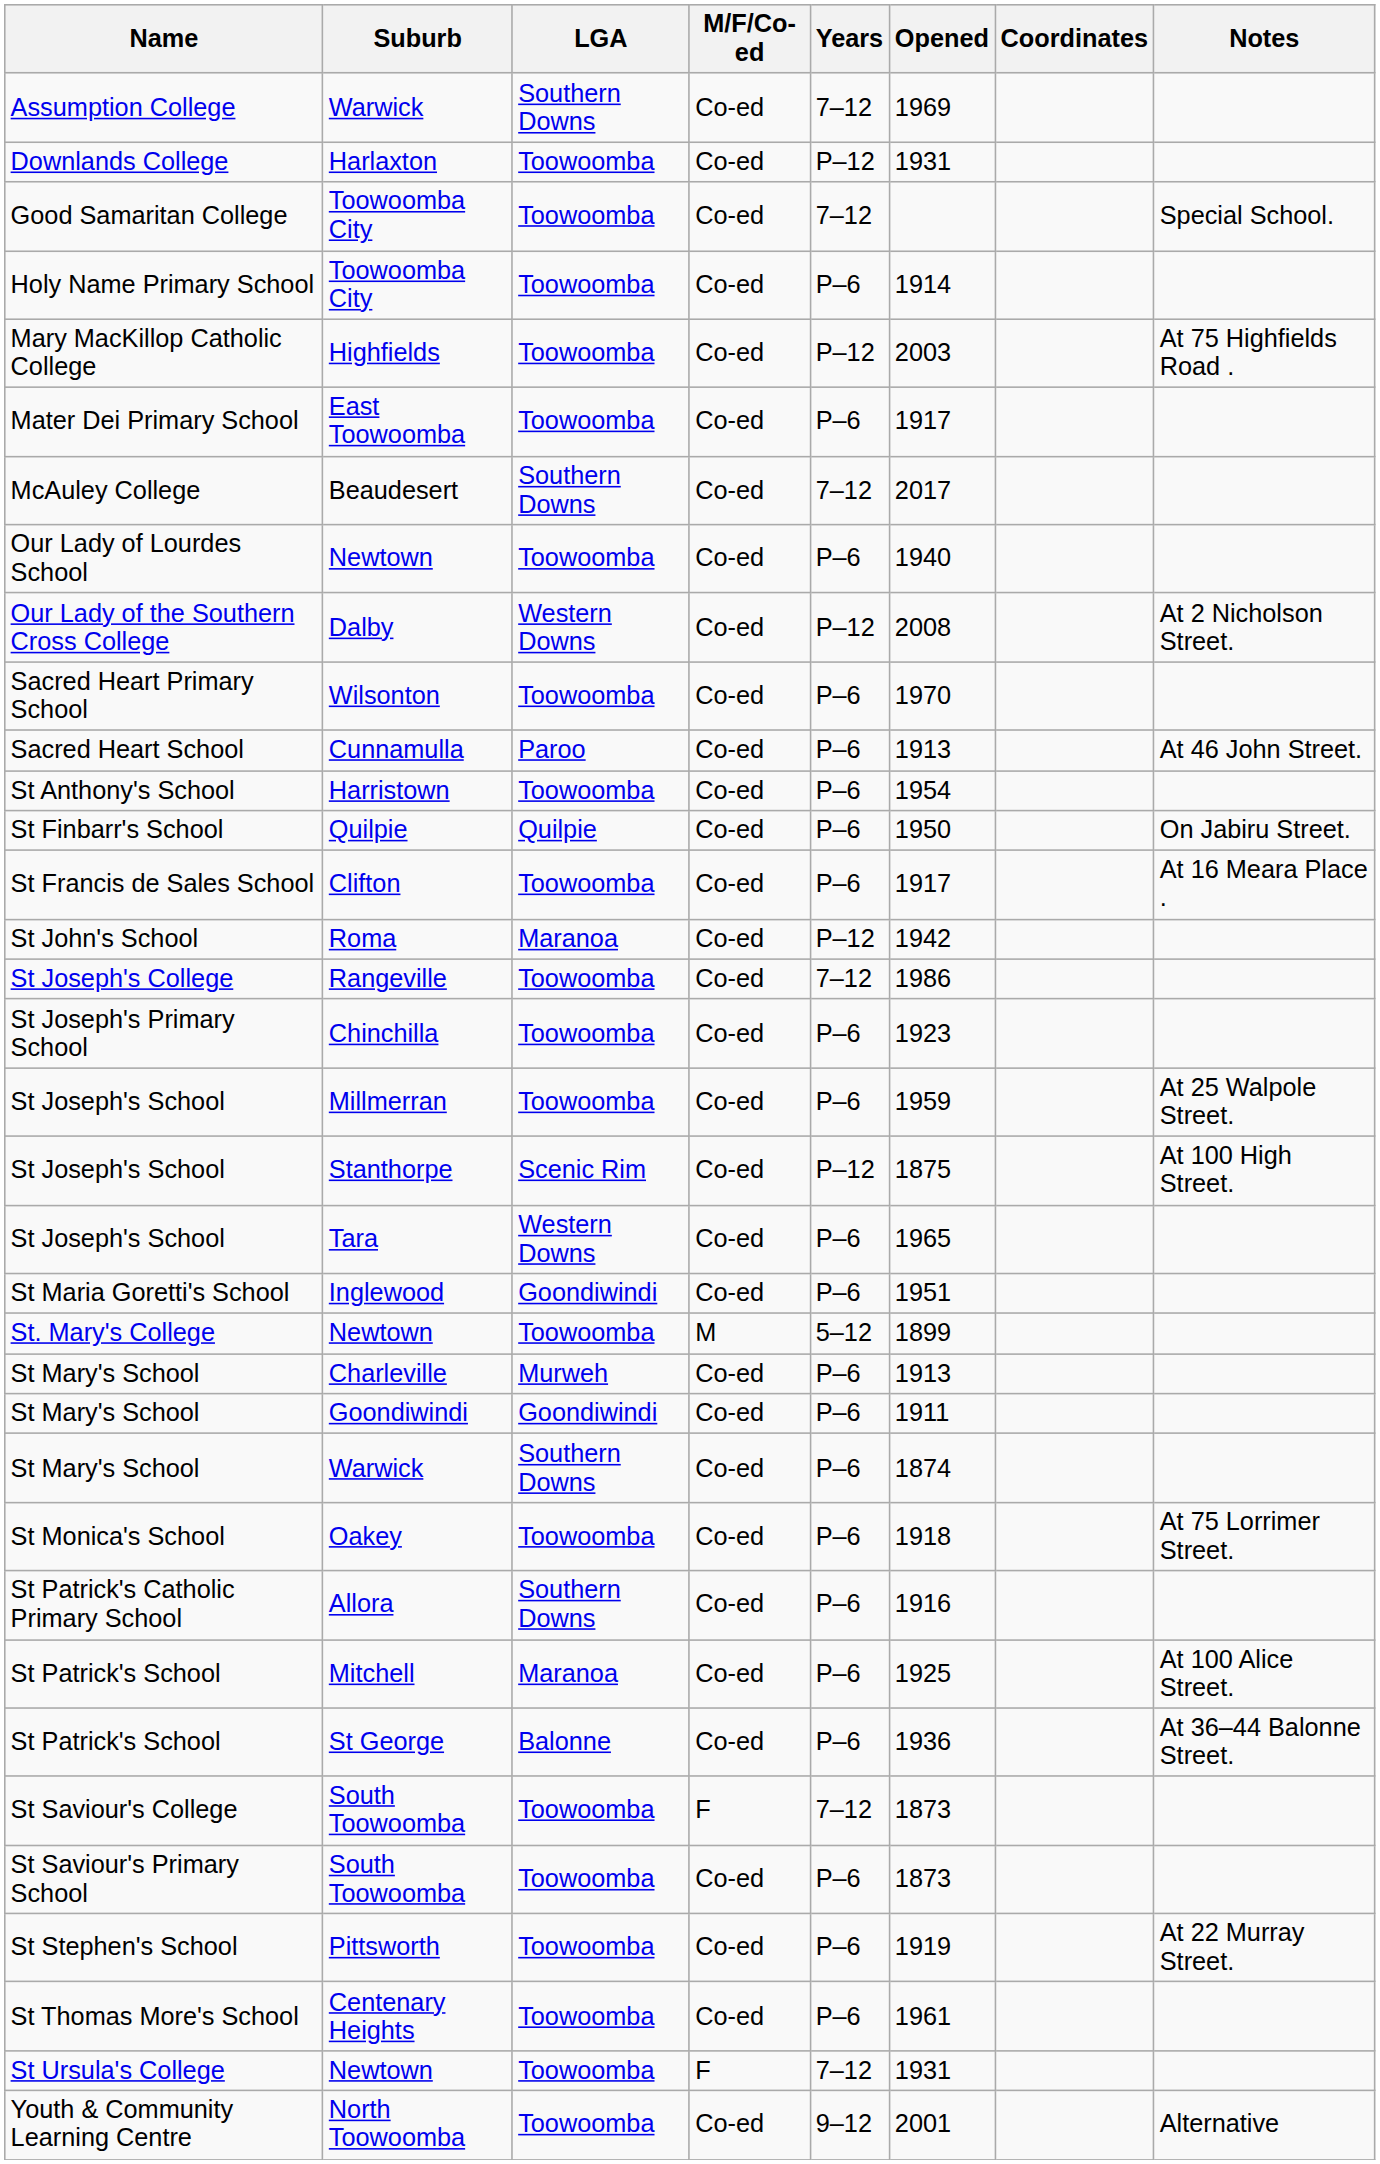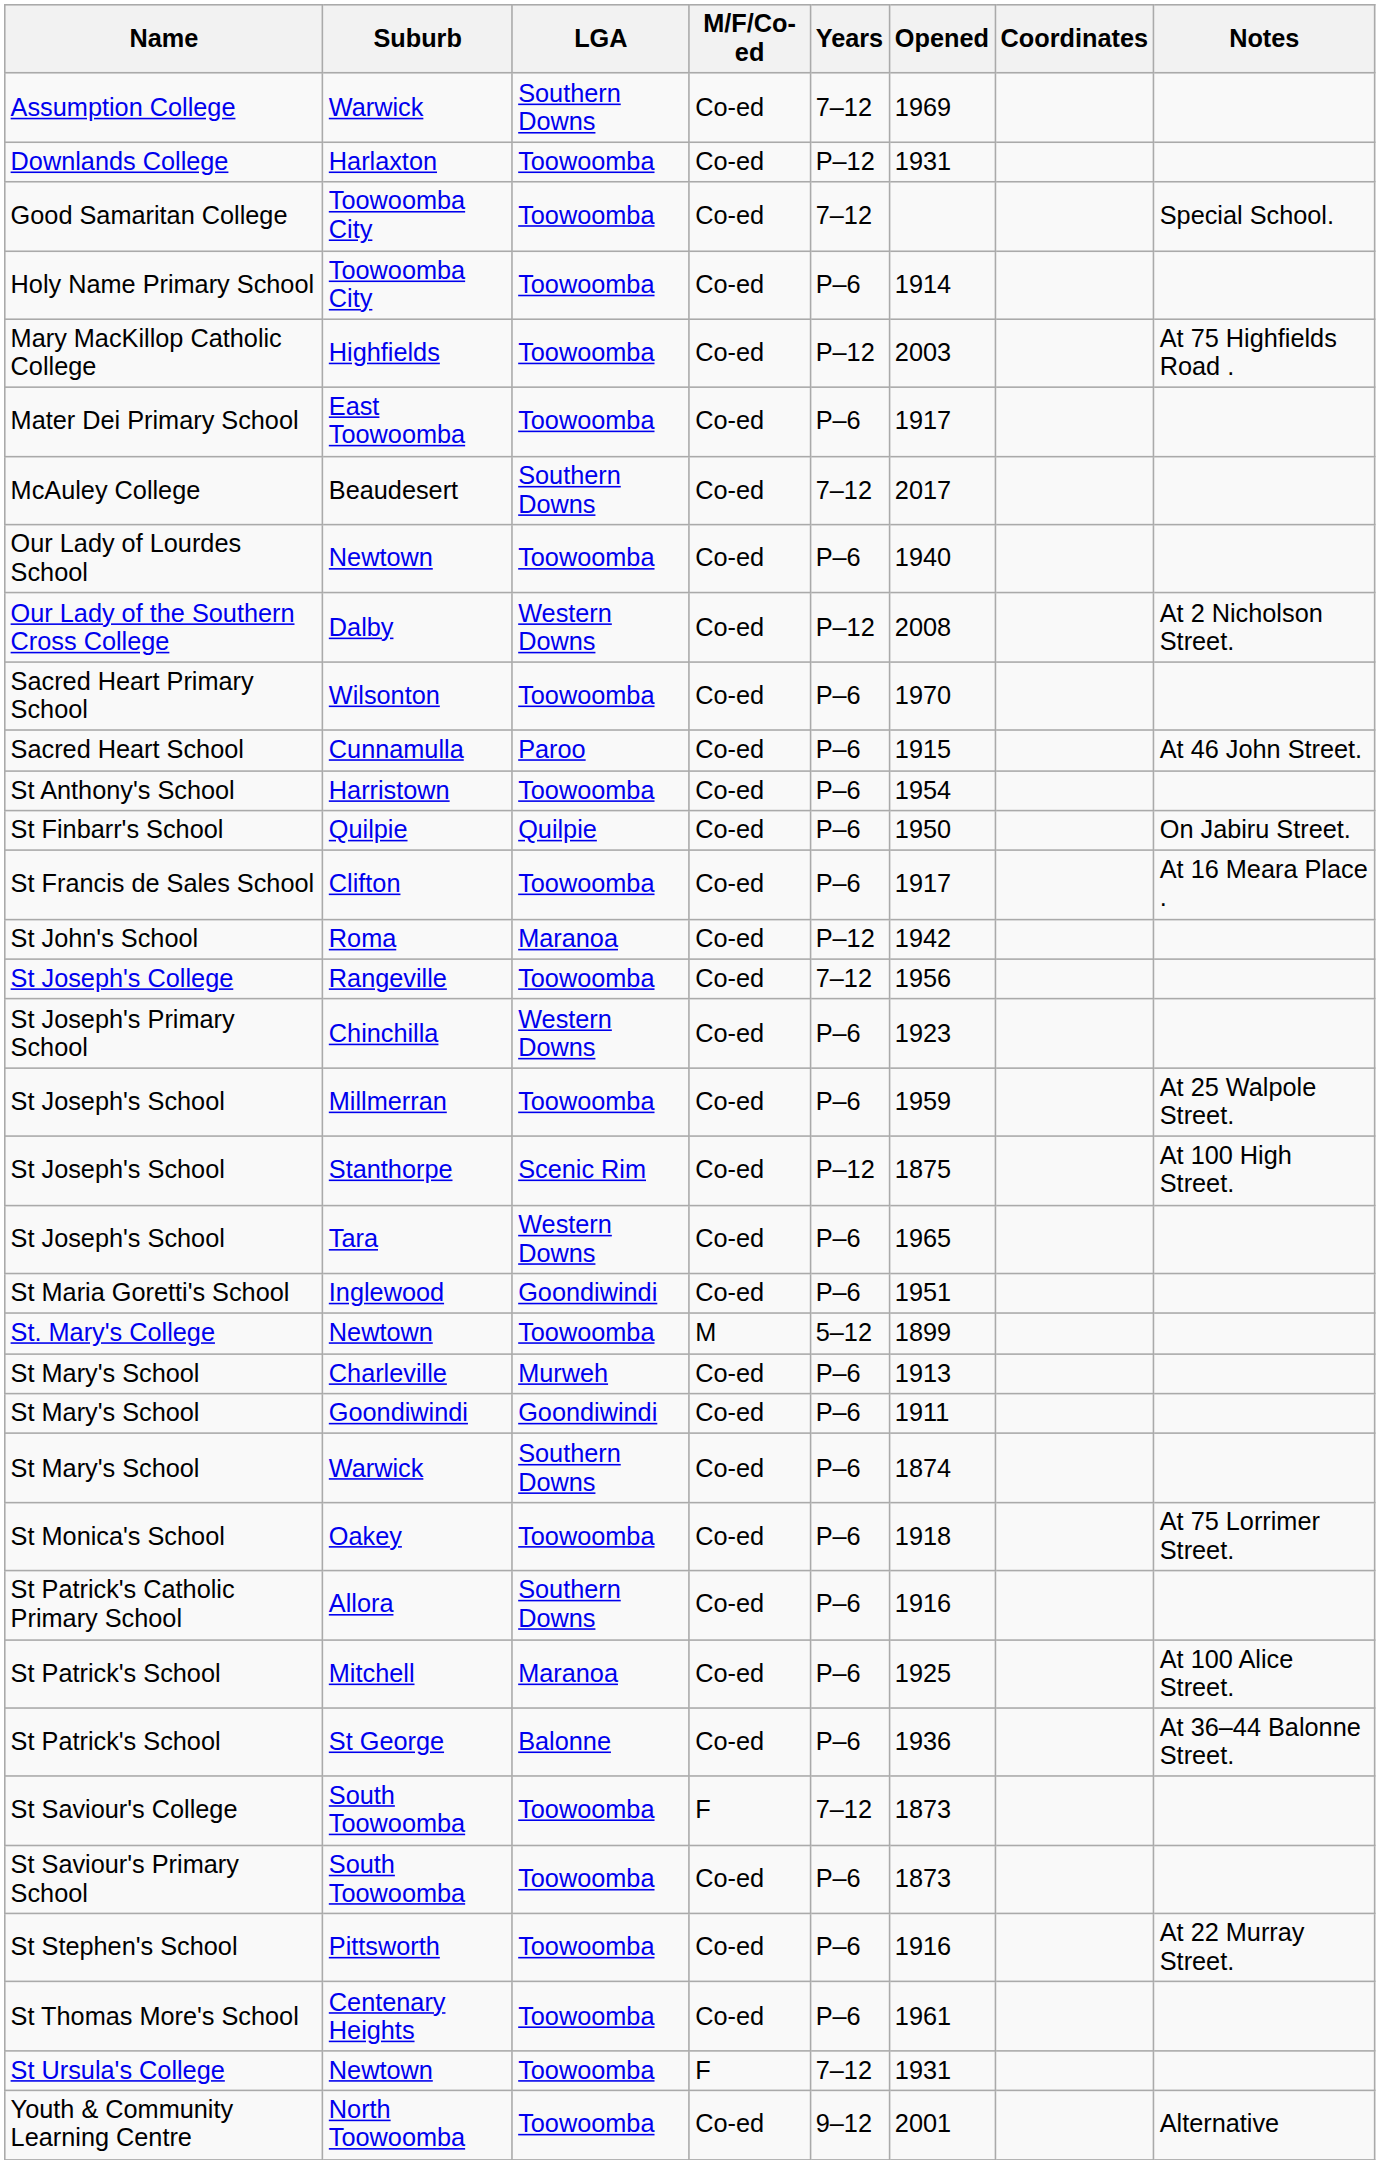(923, 749) 1913 -> (923, 749) 1915
(923, 978) 1986 -> (923, 978) 1956
(586, 1033) Toowoomba -> (565, 1033) Western Downs
(923, 1947) 1919 -> (923, 1947) 1916
